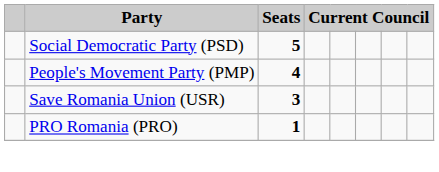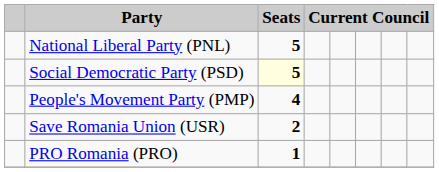+ row: (130, 45)
(296, 45) no background -> (296, 72) lightyellow background
(296, 99) 3 -> (296, 126) 2
